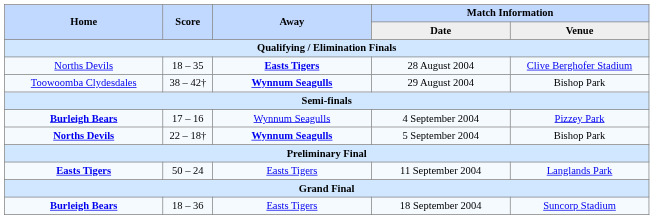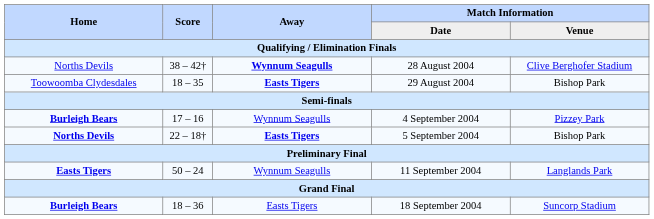(188, 65) 18 – 35 -> (188, 65) 38 – 42†
(292, 65) Easts Tigers -> (292, 65) Wynnum Seagulls
(188, 83) 38 – 42† -> (188, 83) 18 – 35
(292, 83) Wynnum Seagulls -> (292, 83) Easts Tigers
(292, 135) Wynnum Seagulls -> (292, 135) Easts Tigers
(292, 170) Easts Tigers -> (292, 170) Wynnum Seagulls
